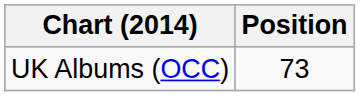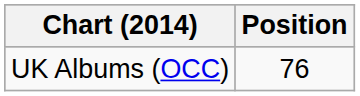(295, 68) 73 -> (295, 68) 76
